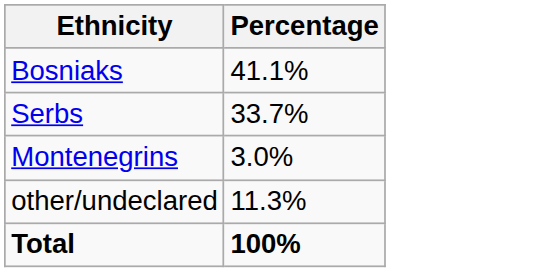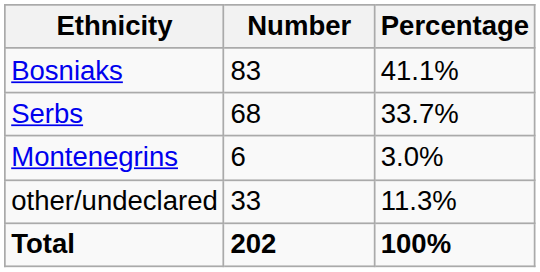+ column: (299, 26)
